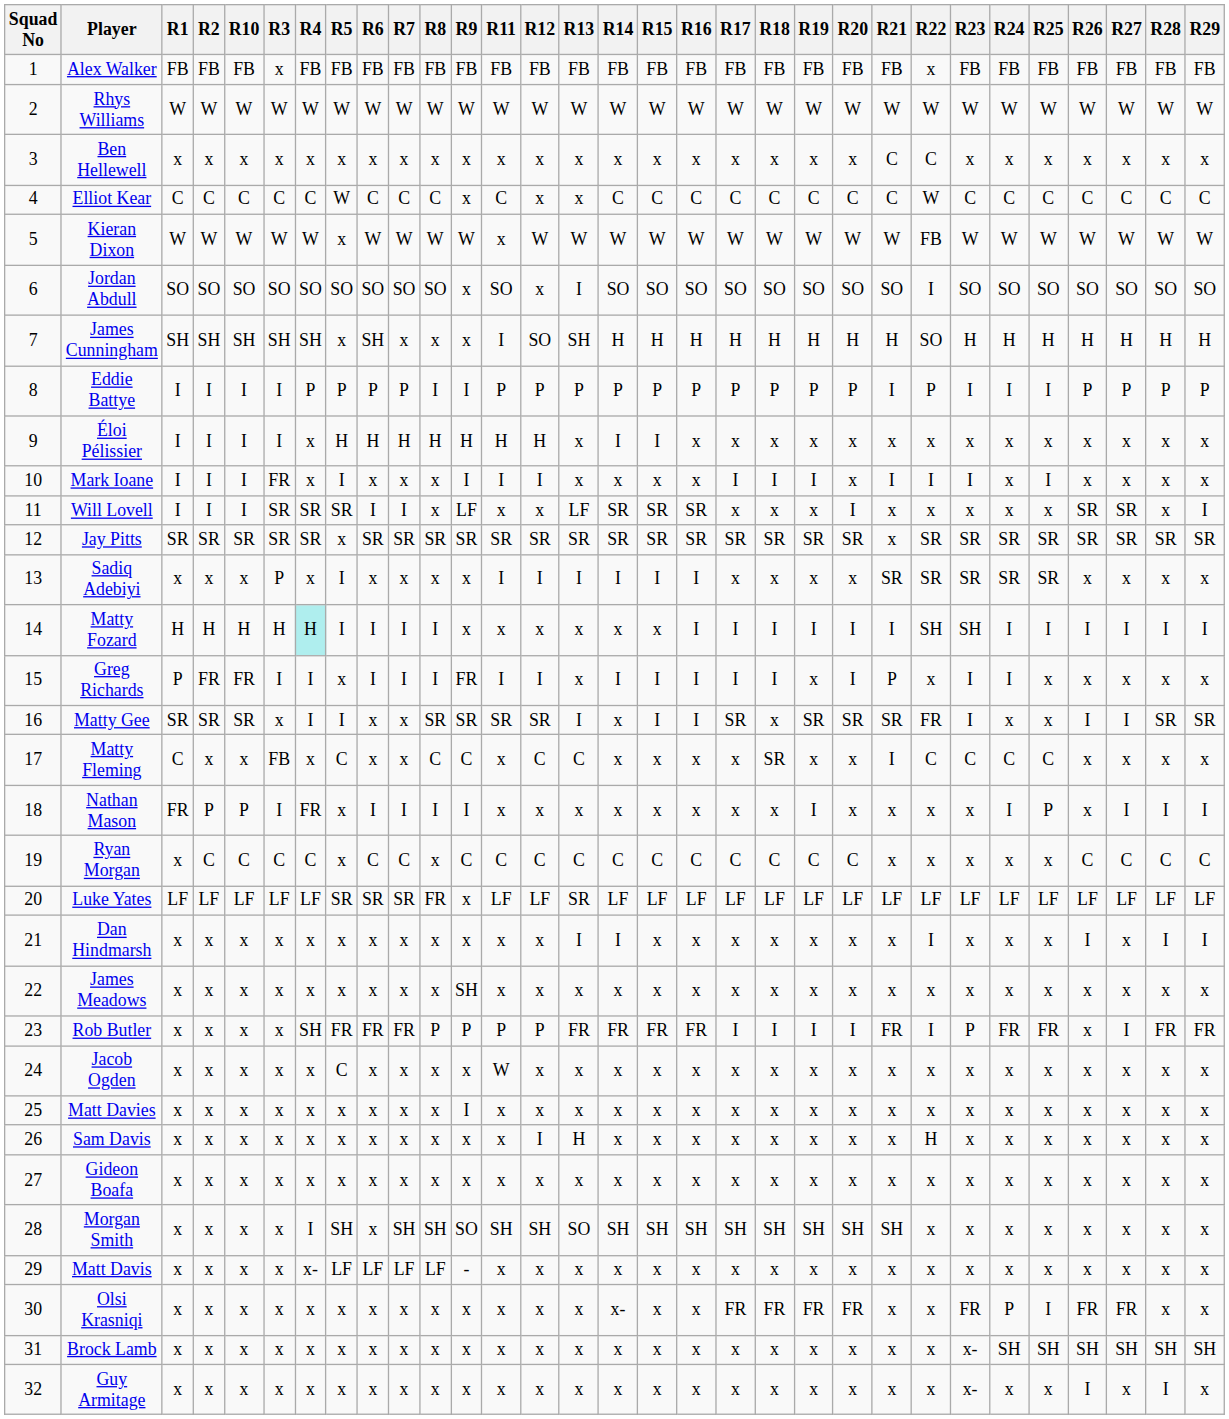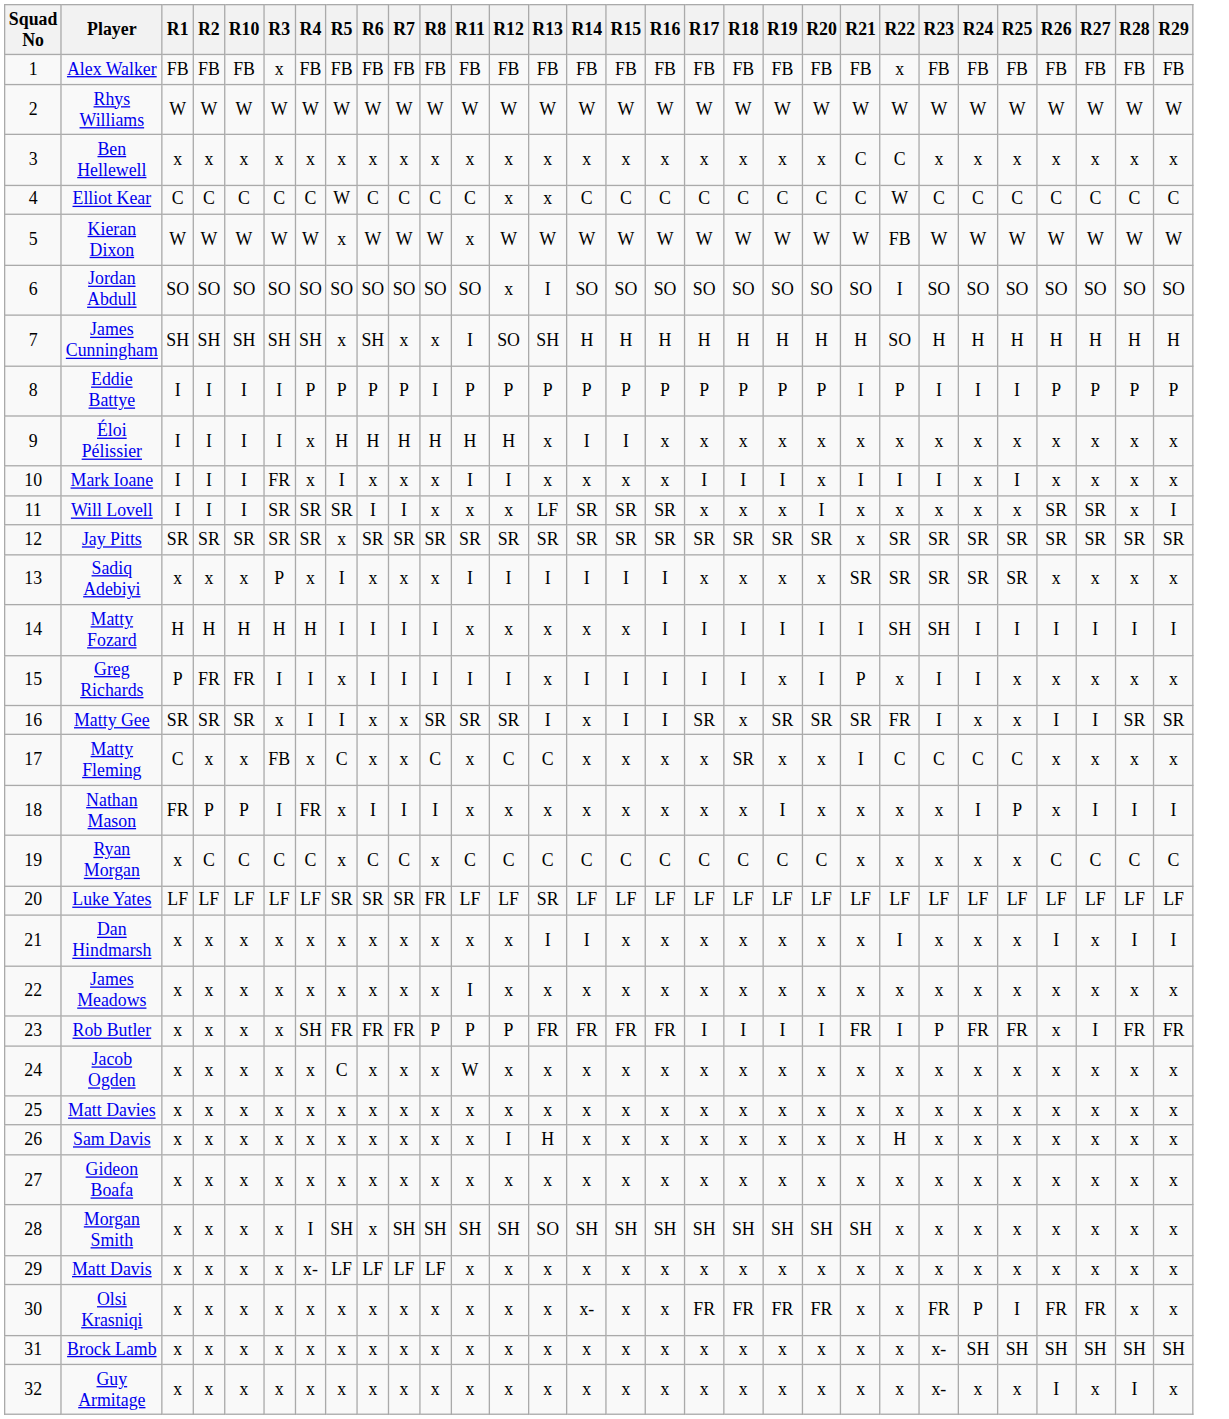- column: (466, 29)
(310, 629) paleturquoise background -> (310, 629) no background
(501, 990) x -> (470, 990) I
